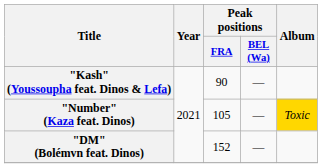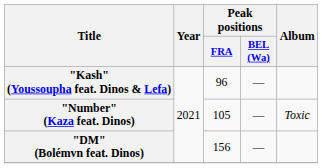(222, 82) 90 -> (222, 82) 96
(297, 114) gold background -> (297, 114) no background
(222, 146) 152 -> (222, 146) 156
